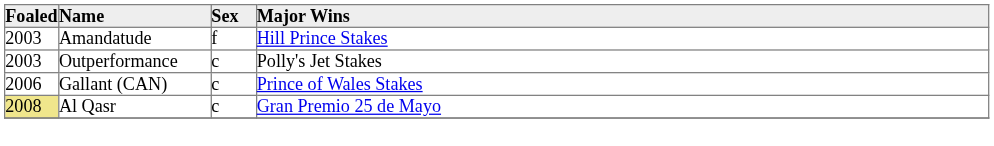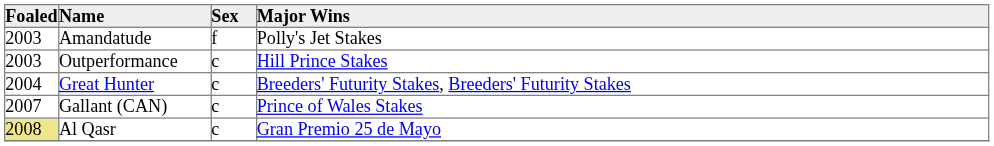(322, 38) Hill Prince Stakes -> (319, 38) Polly's Jet Stakes
(319, 61) Polly's Jet Stakes -> (322, 61) Hill Prince Stakes
+ row: (106, 83)
(23, 83) 2006 -> (23, 106) 2007
